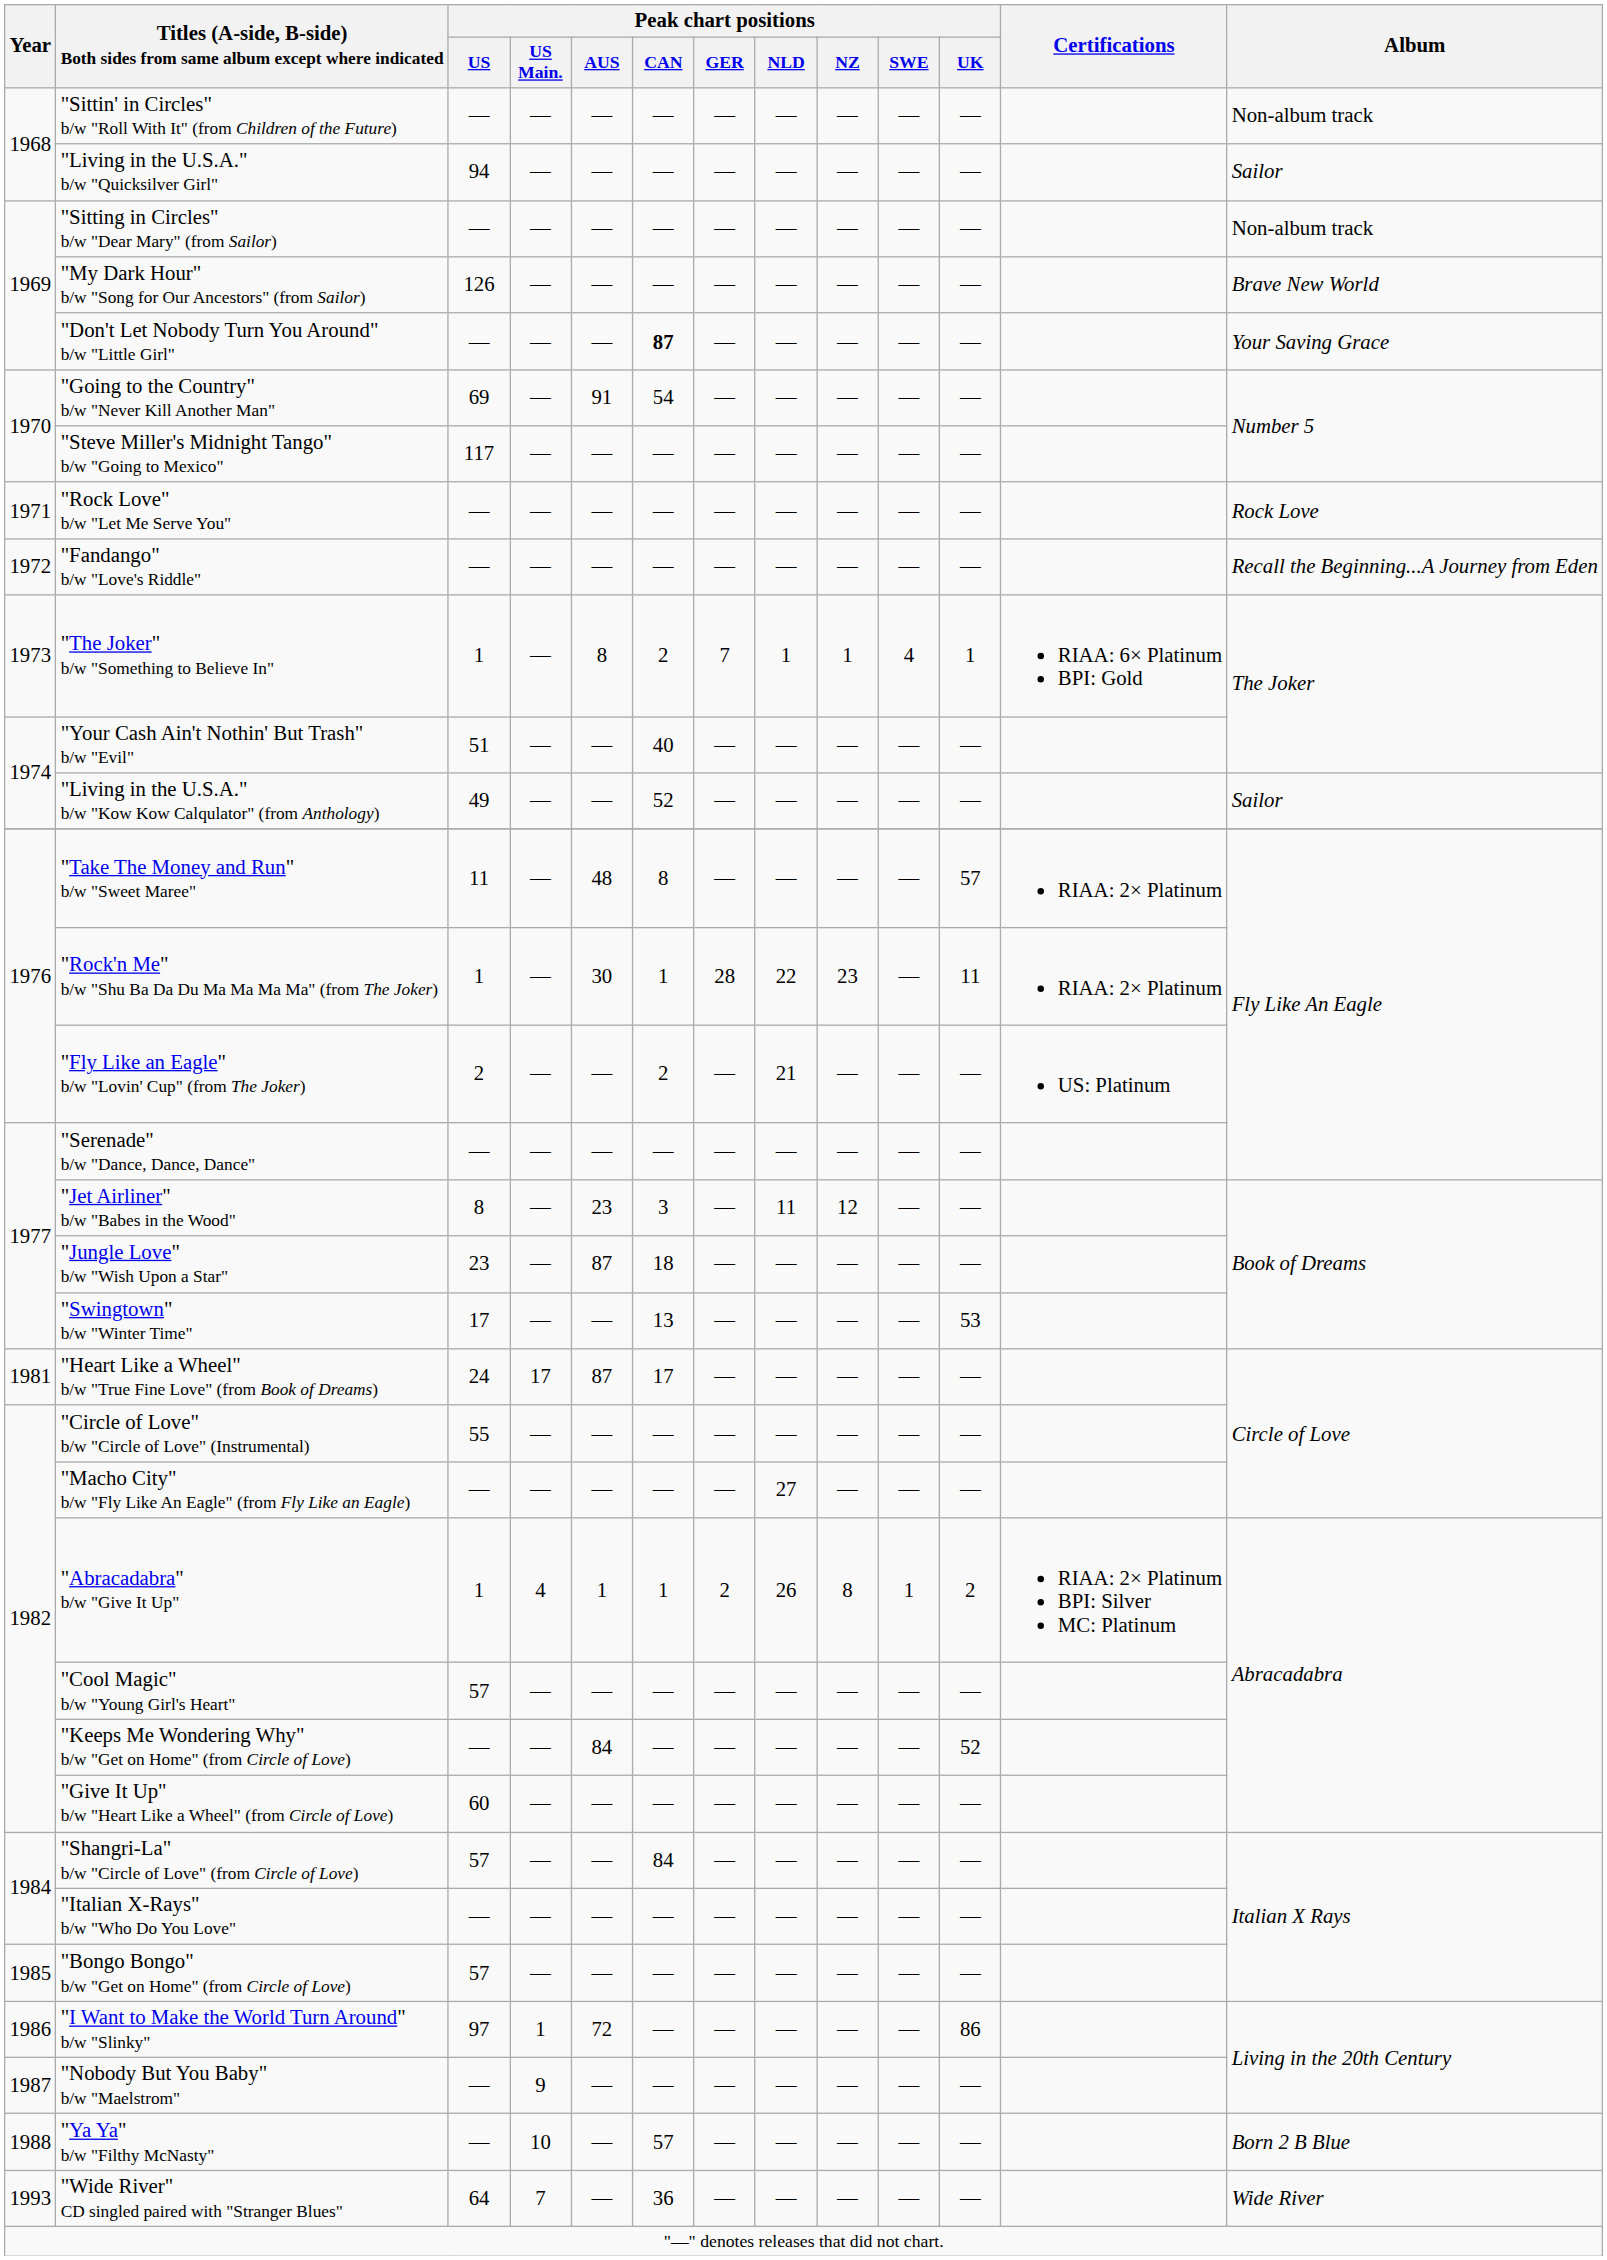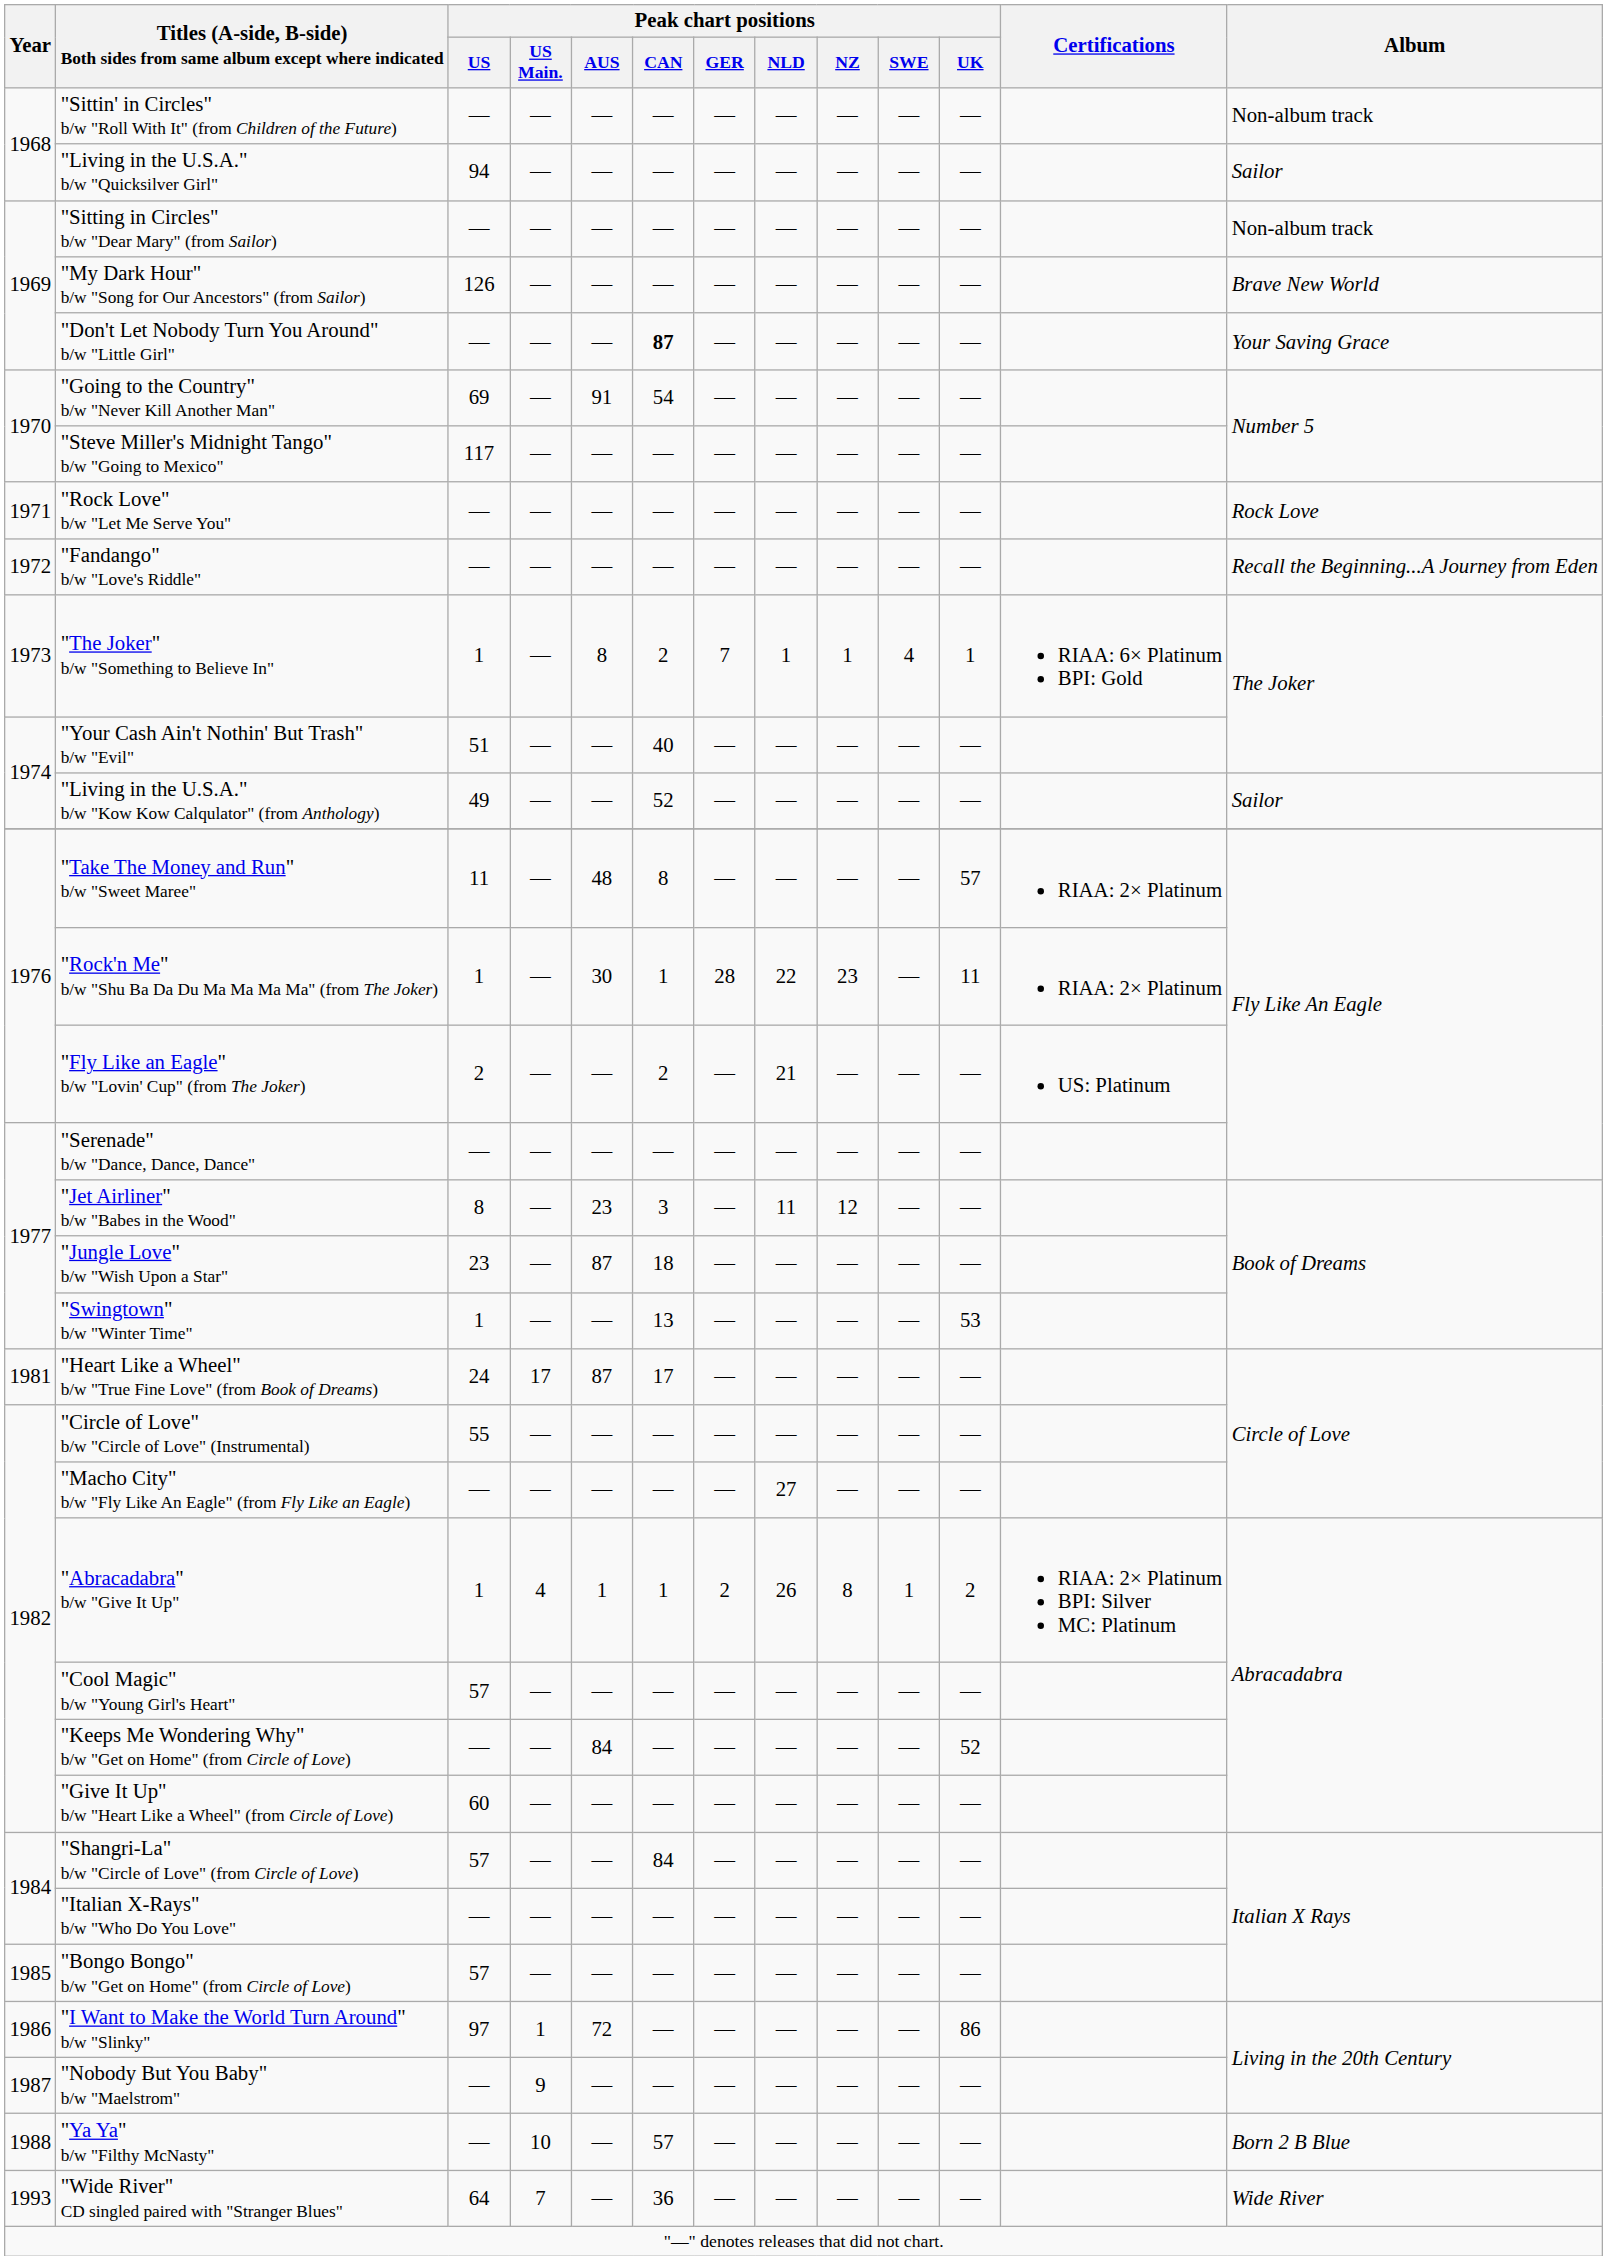(479, 1320) 17 -> (479, 1320) 1
